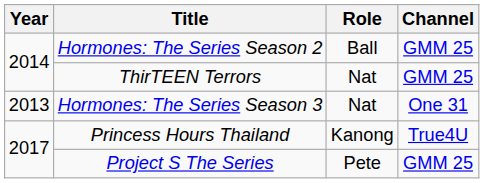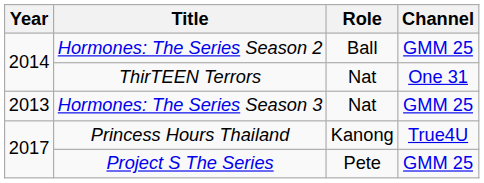(438, 76) GMM 25 -> (438, 76) One 31
(438, 105) One 31 -> (438, 105) GMM 25
